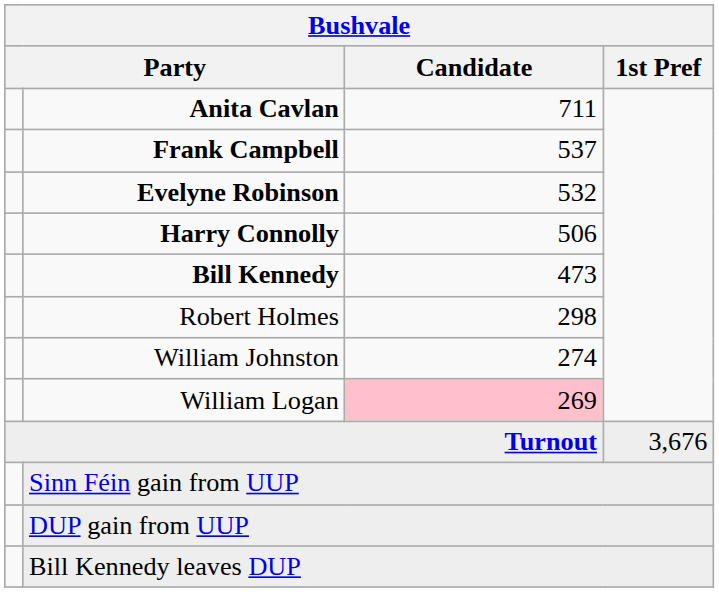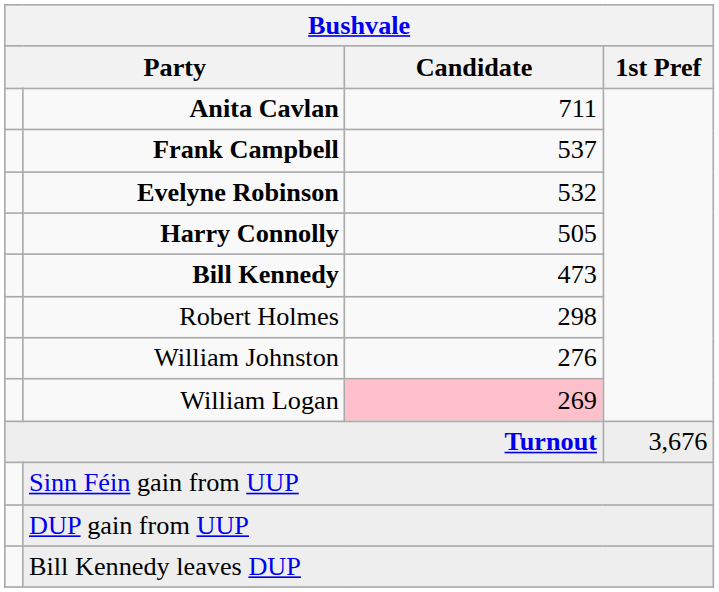(577, 233) 506 -> (577, 233) 505
(577, 358) 274 -> (577, 358) 276
